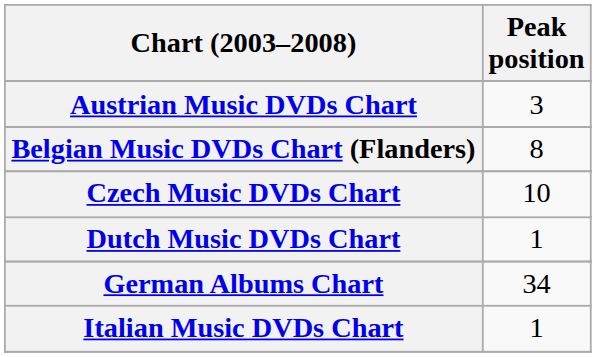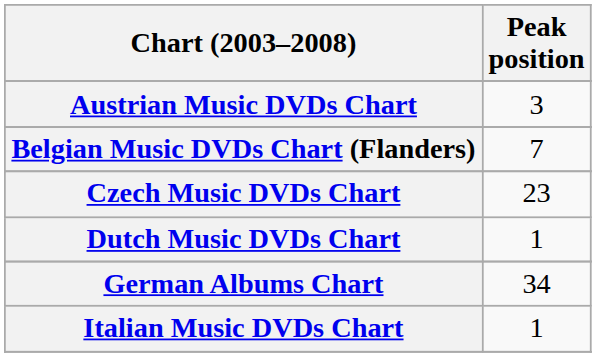(537, 148) 8 -> (537, 148) 7
(537, 193) 10 -> (537, 193) 23
